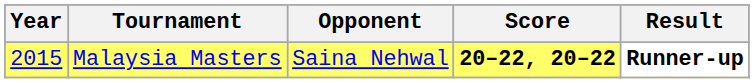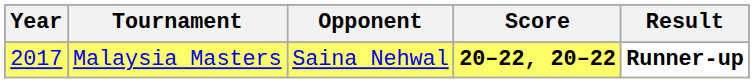(36, 59) 2015 -> (36, 59) 2017
